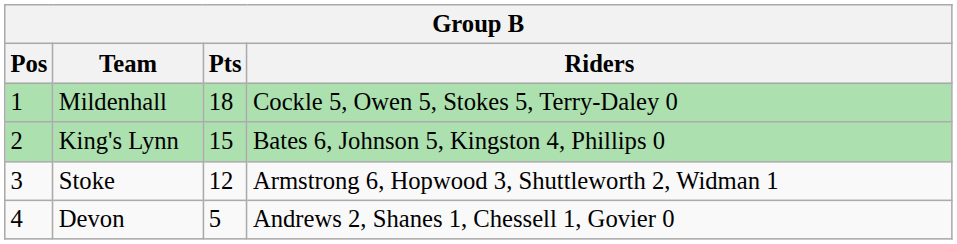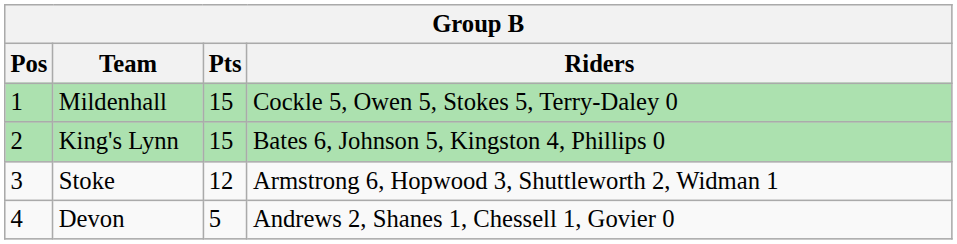(221, 102) 18 -> (221, 102) 15
